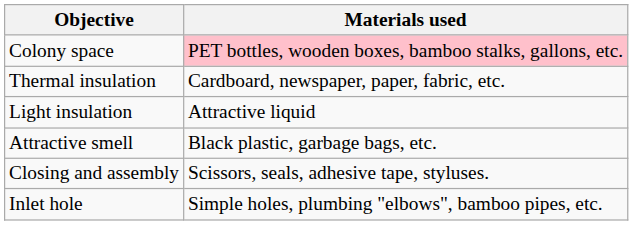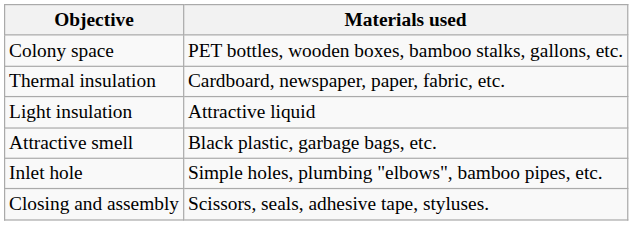(406, 50) pink background -> (406, 50) no background
rows swapped: (46, 204) <-> (94, 173)
